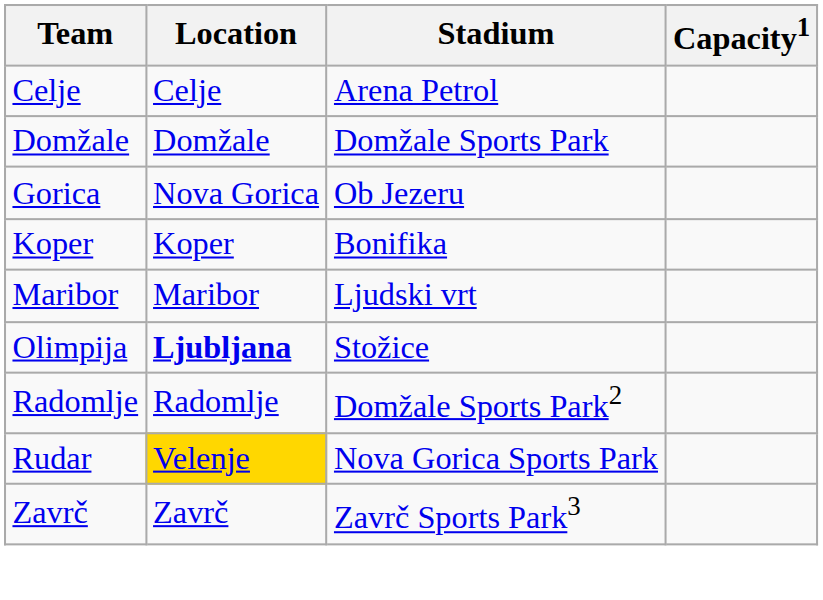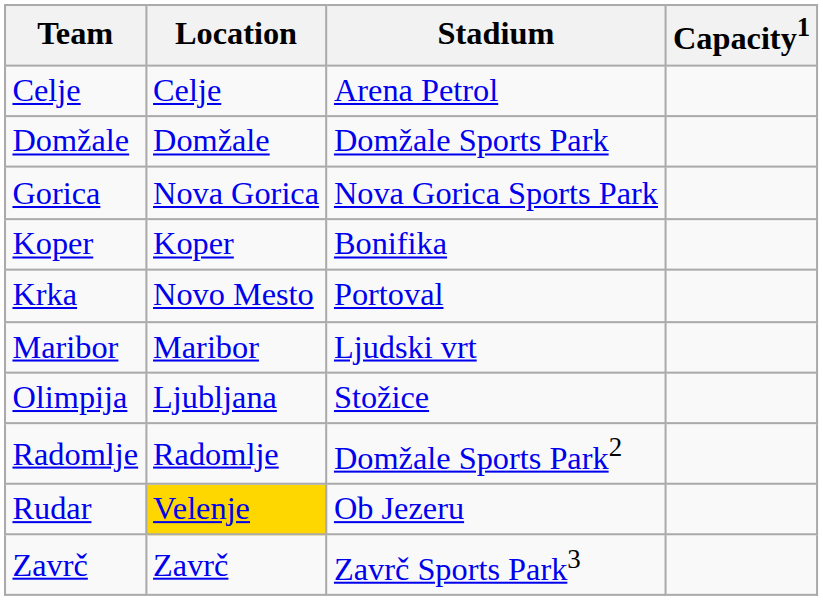(399, 192) Ob Jezeru -> (496, 192) Nova Gorica Sports Park
+ row: (45, 295)
(222, 346) bold -> (215, 397) normal
(496, 457) Nova Gorica Sports Park -> (399, 508) Ob Jezeru
